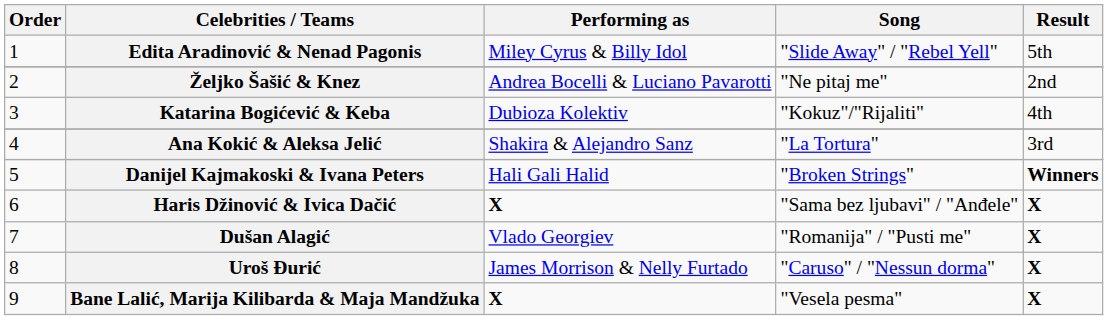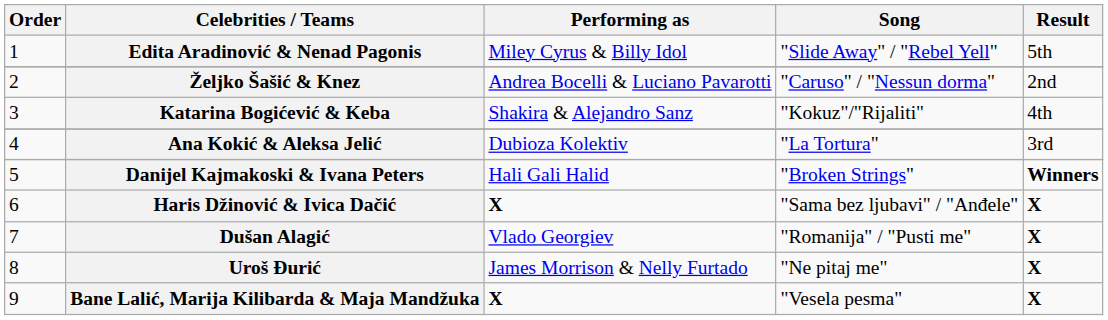(834, 81) "Ne pitaj me" -> (888, 81) "Caruso" / "Nessun dorma"
(558, 112) Dubioza Kolektiv -> (591, 112) Shakira & Alejandro Sanz
(591, 143) Shakira & Alejandro Sanz -> (558, 143) Dubioza Kolektiv
(888, 267) "Caruso" / "Nessun dorma" -> (834, 267) "Ne pitaj me"
